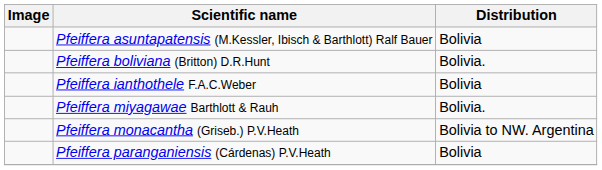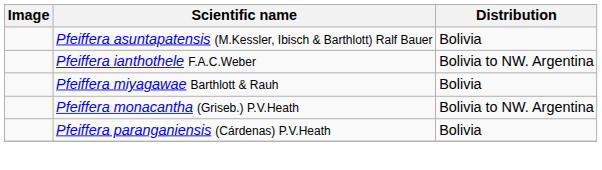- row: (163, 61)
(460, 84) Bolivia -> (516, 61) Bolivia to NW. Argentina
(462, 107) Bolivia. -> (460, 84) Bolivia
